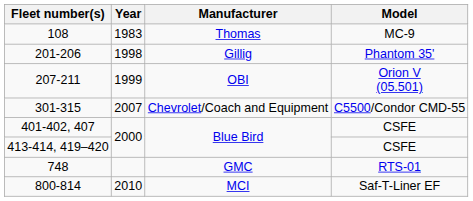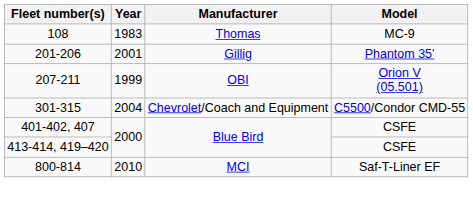(128, 53) 1998 -> (128, 53) 2001
(128, 107) 2007 -> (128, 107) 2004
- row: (58, 166)
